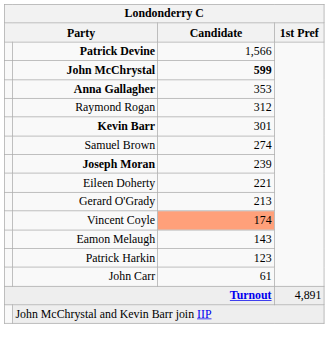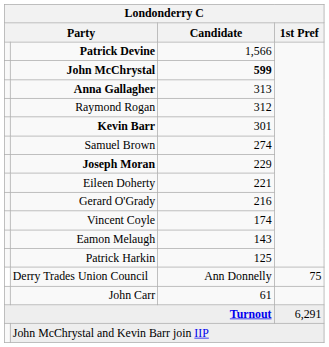(263, 88) 353 -> (263, 88) 313
(263, 164) 239 -> (263, 164) 229
(263, 201) 213 -> (263, 201) 216
(263, 220) lightsalmon background -> (263, 220) no background
(263, 257) 123 -> (263, 257) 125
+ row: (80, 276)
(308, 295) 4,891 -> (308, 314) 6,291
